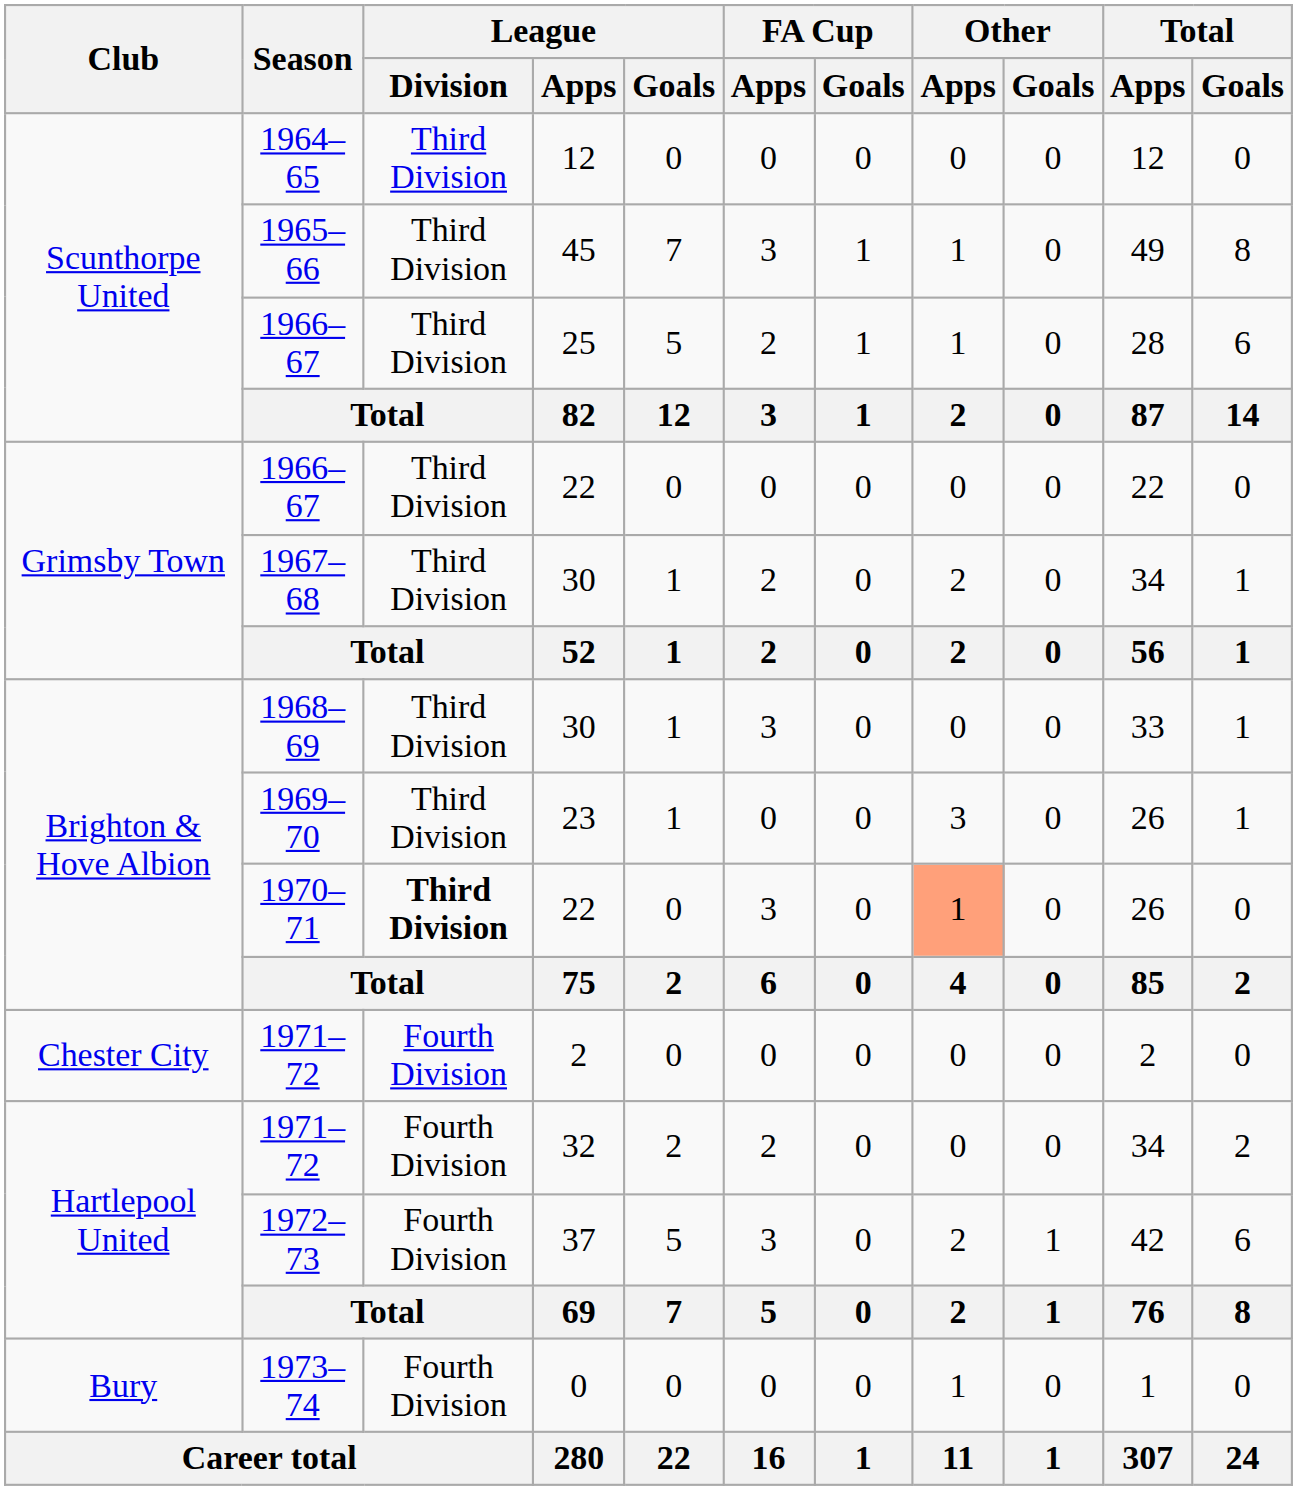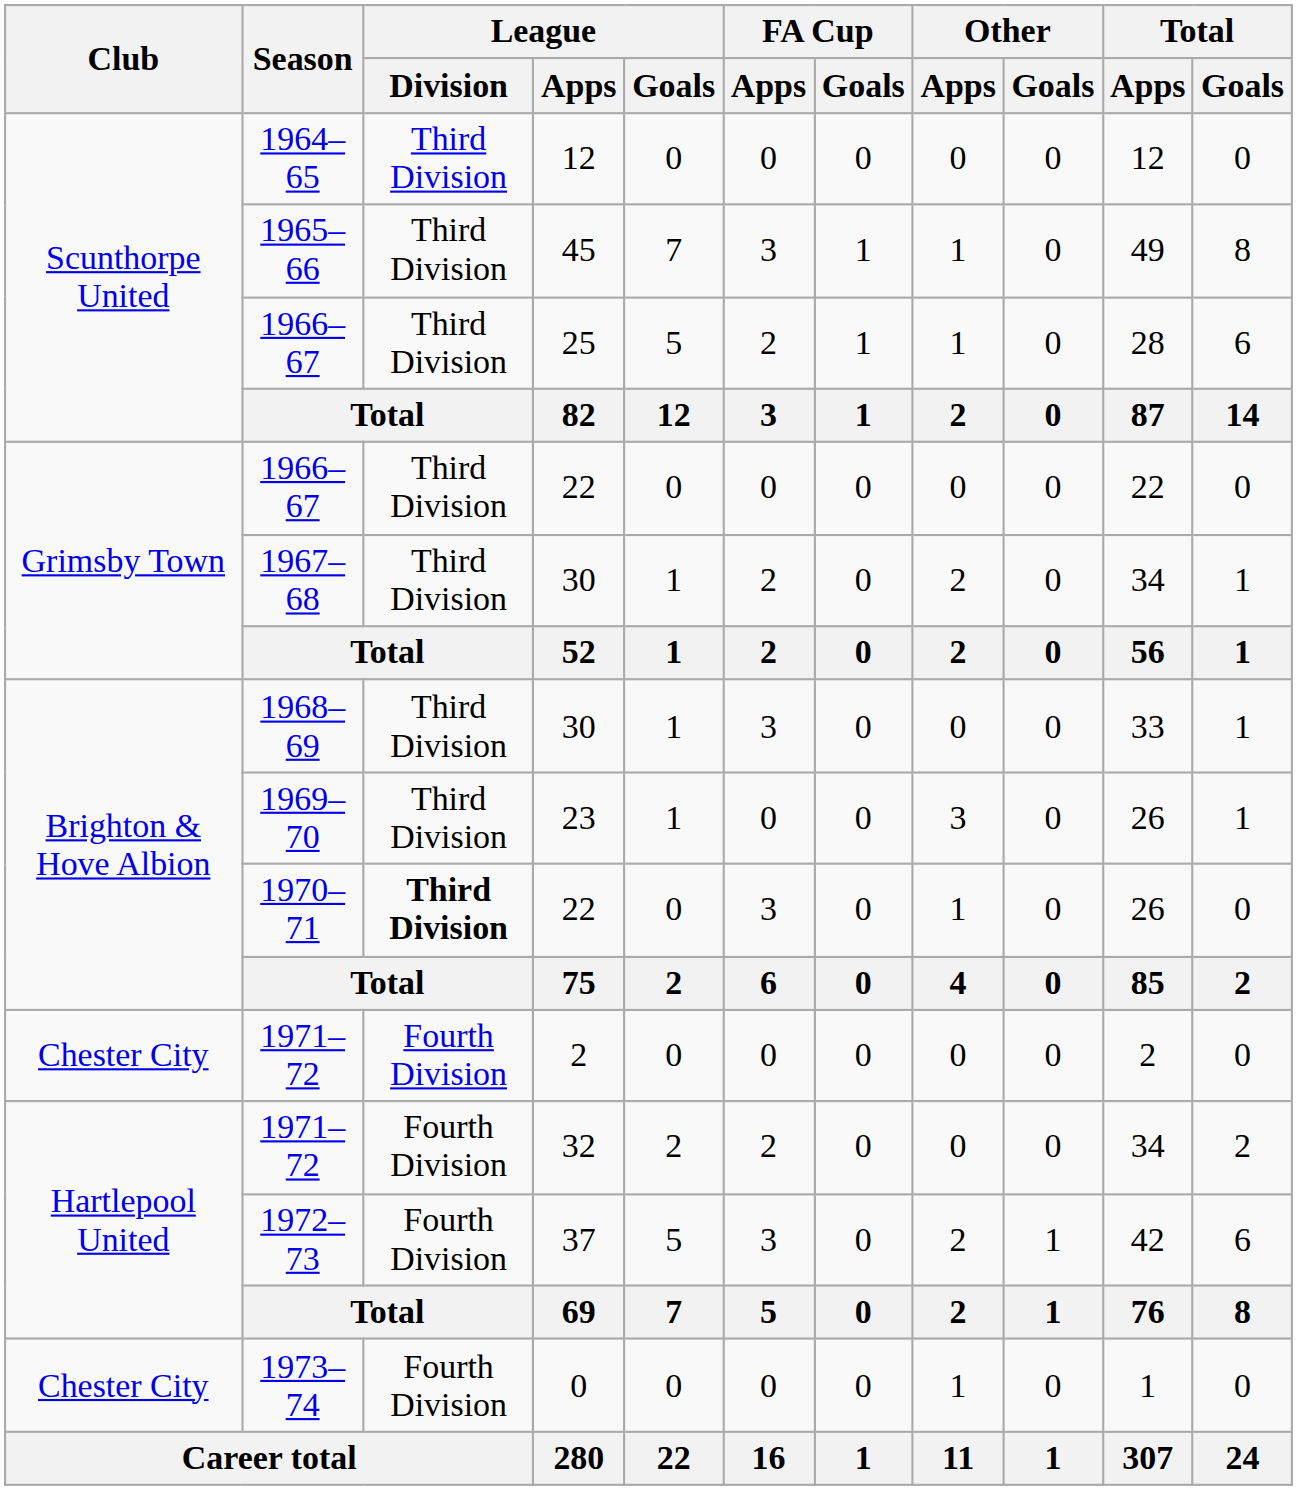(958, 909) lightsalmon background -> (958, 909) no background
(123, 1384) Bury -> (123, 1384) Chester City
